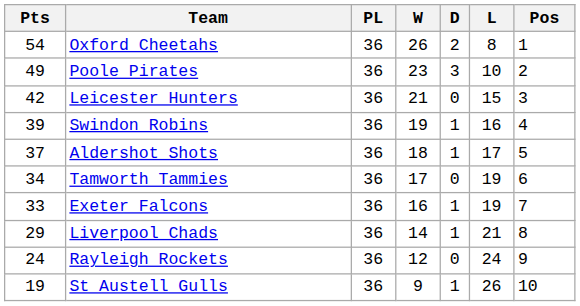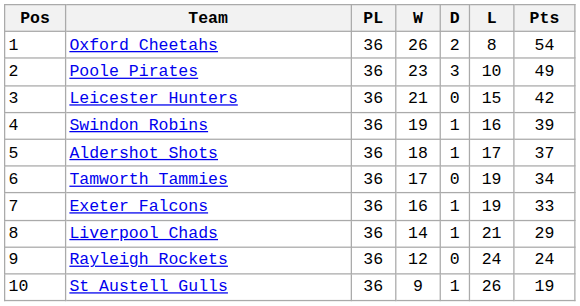columns swapped: (544, 18) <-> (35, 18)
